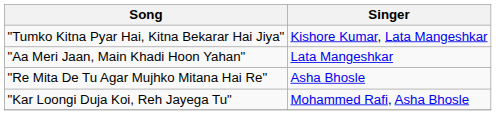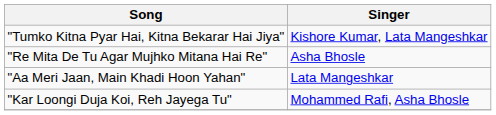rows swapped: (126, 57) <-> (137, 78)
